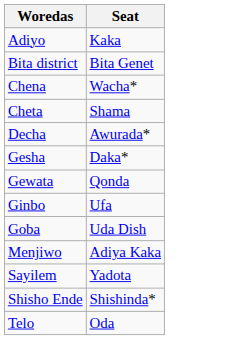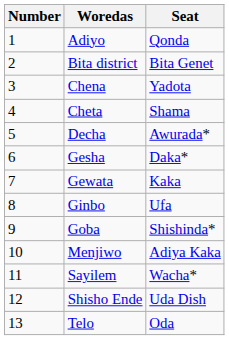+ column: (34, 16)
(105, 39) Kaka -> (169, 39) Qonda
(113, 87) Wacha* -> (170, 87) Yadota
(109, 181) Qonda -> (165, 181) Kaka
(118, 228) Uda Dish -> (182, 228) Shishinda*
(110, 275) Yadota -> (173, 275) Wacha*
(123, 299) Shishinda* -> (178, 299) Uda Dish
